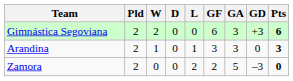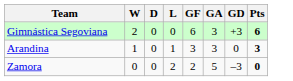- column: (136, 13)
